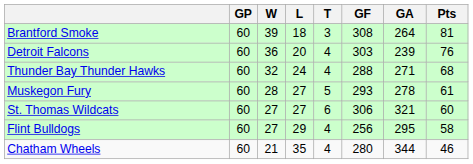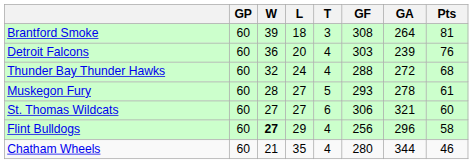(405, 71) 271 -> (405, 71) 272
(271, 129) normal -> (271, 129) bold
(405, 129) 295 -> (405, 129) 296
